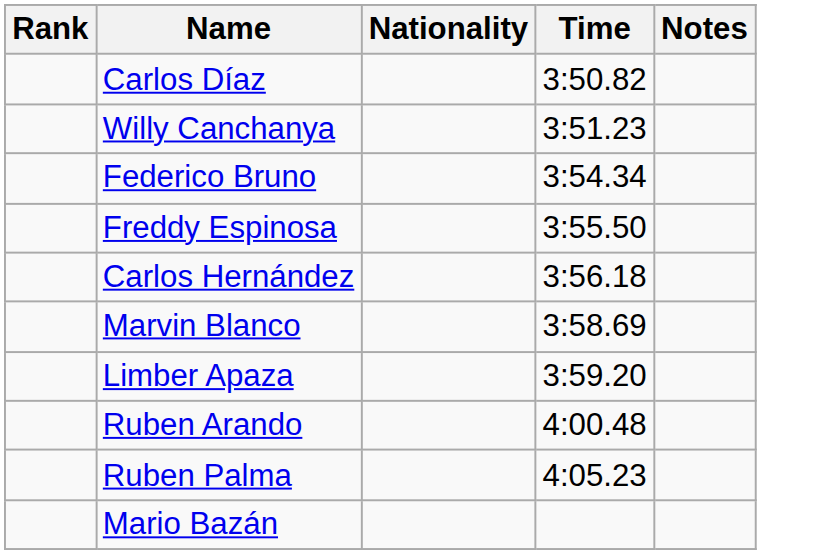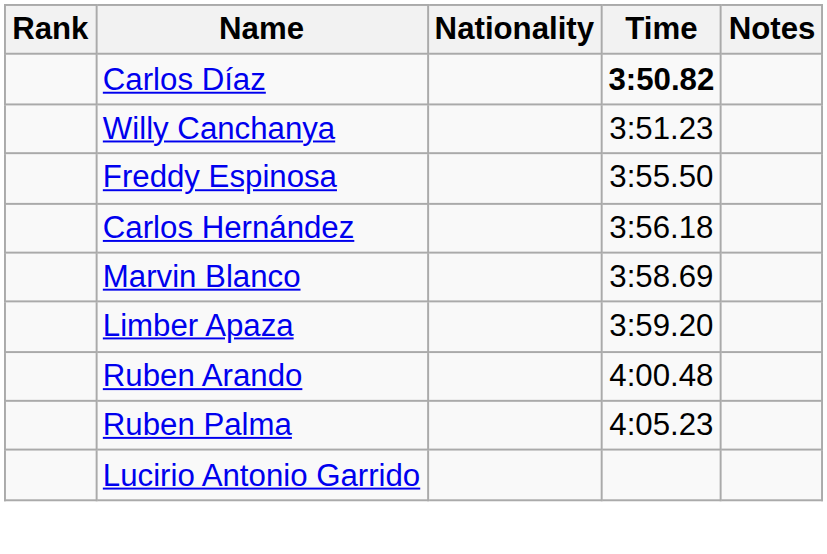(595, 78) normal -> (661, 78) bold
- row: (209, 177)
+ row: (262, 474)
- row: (190, 524)
